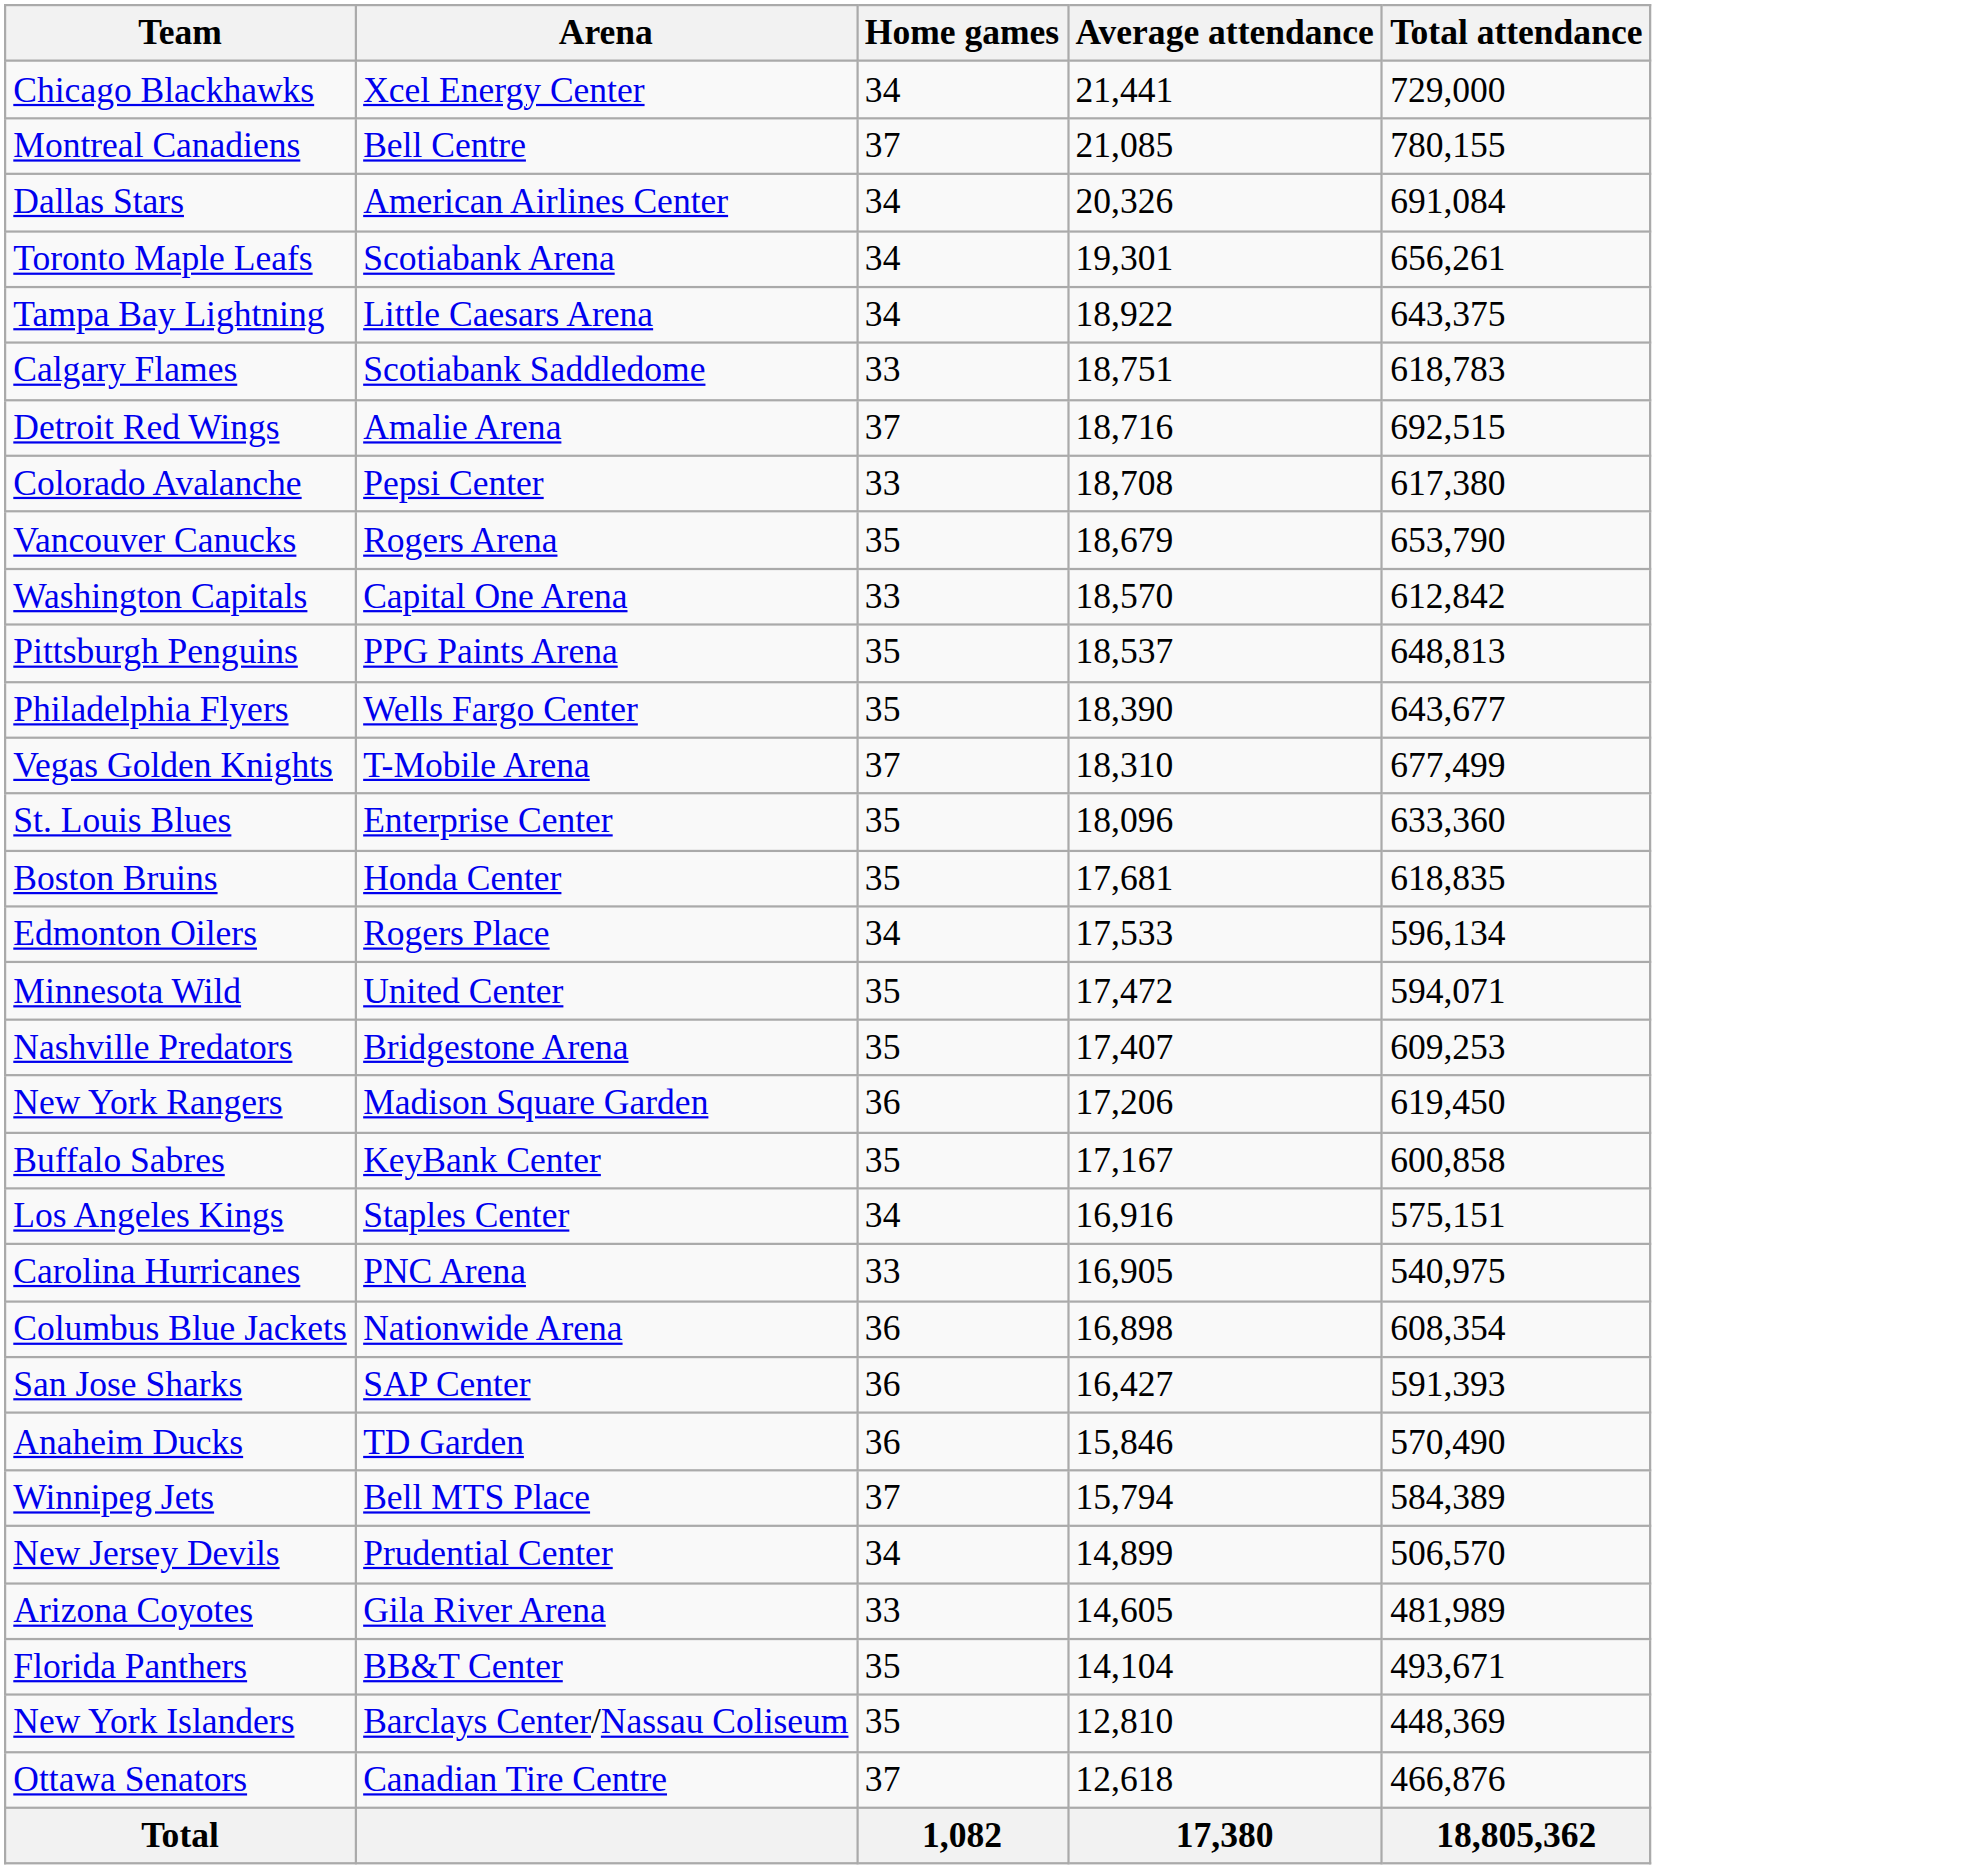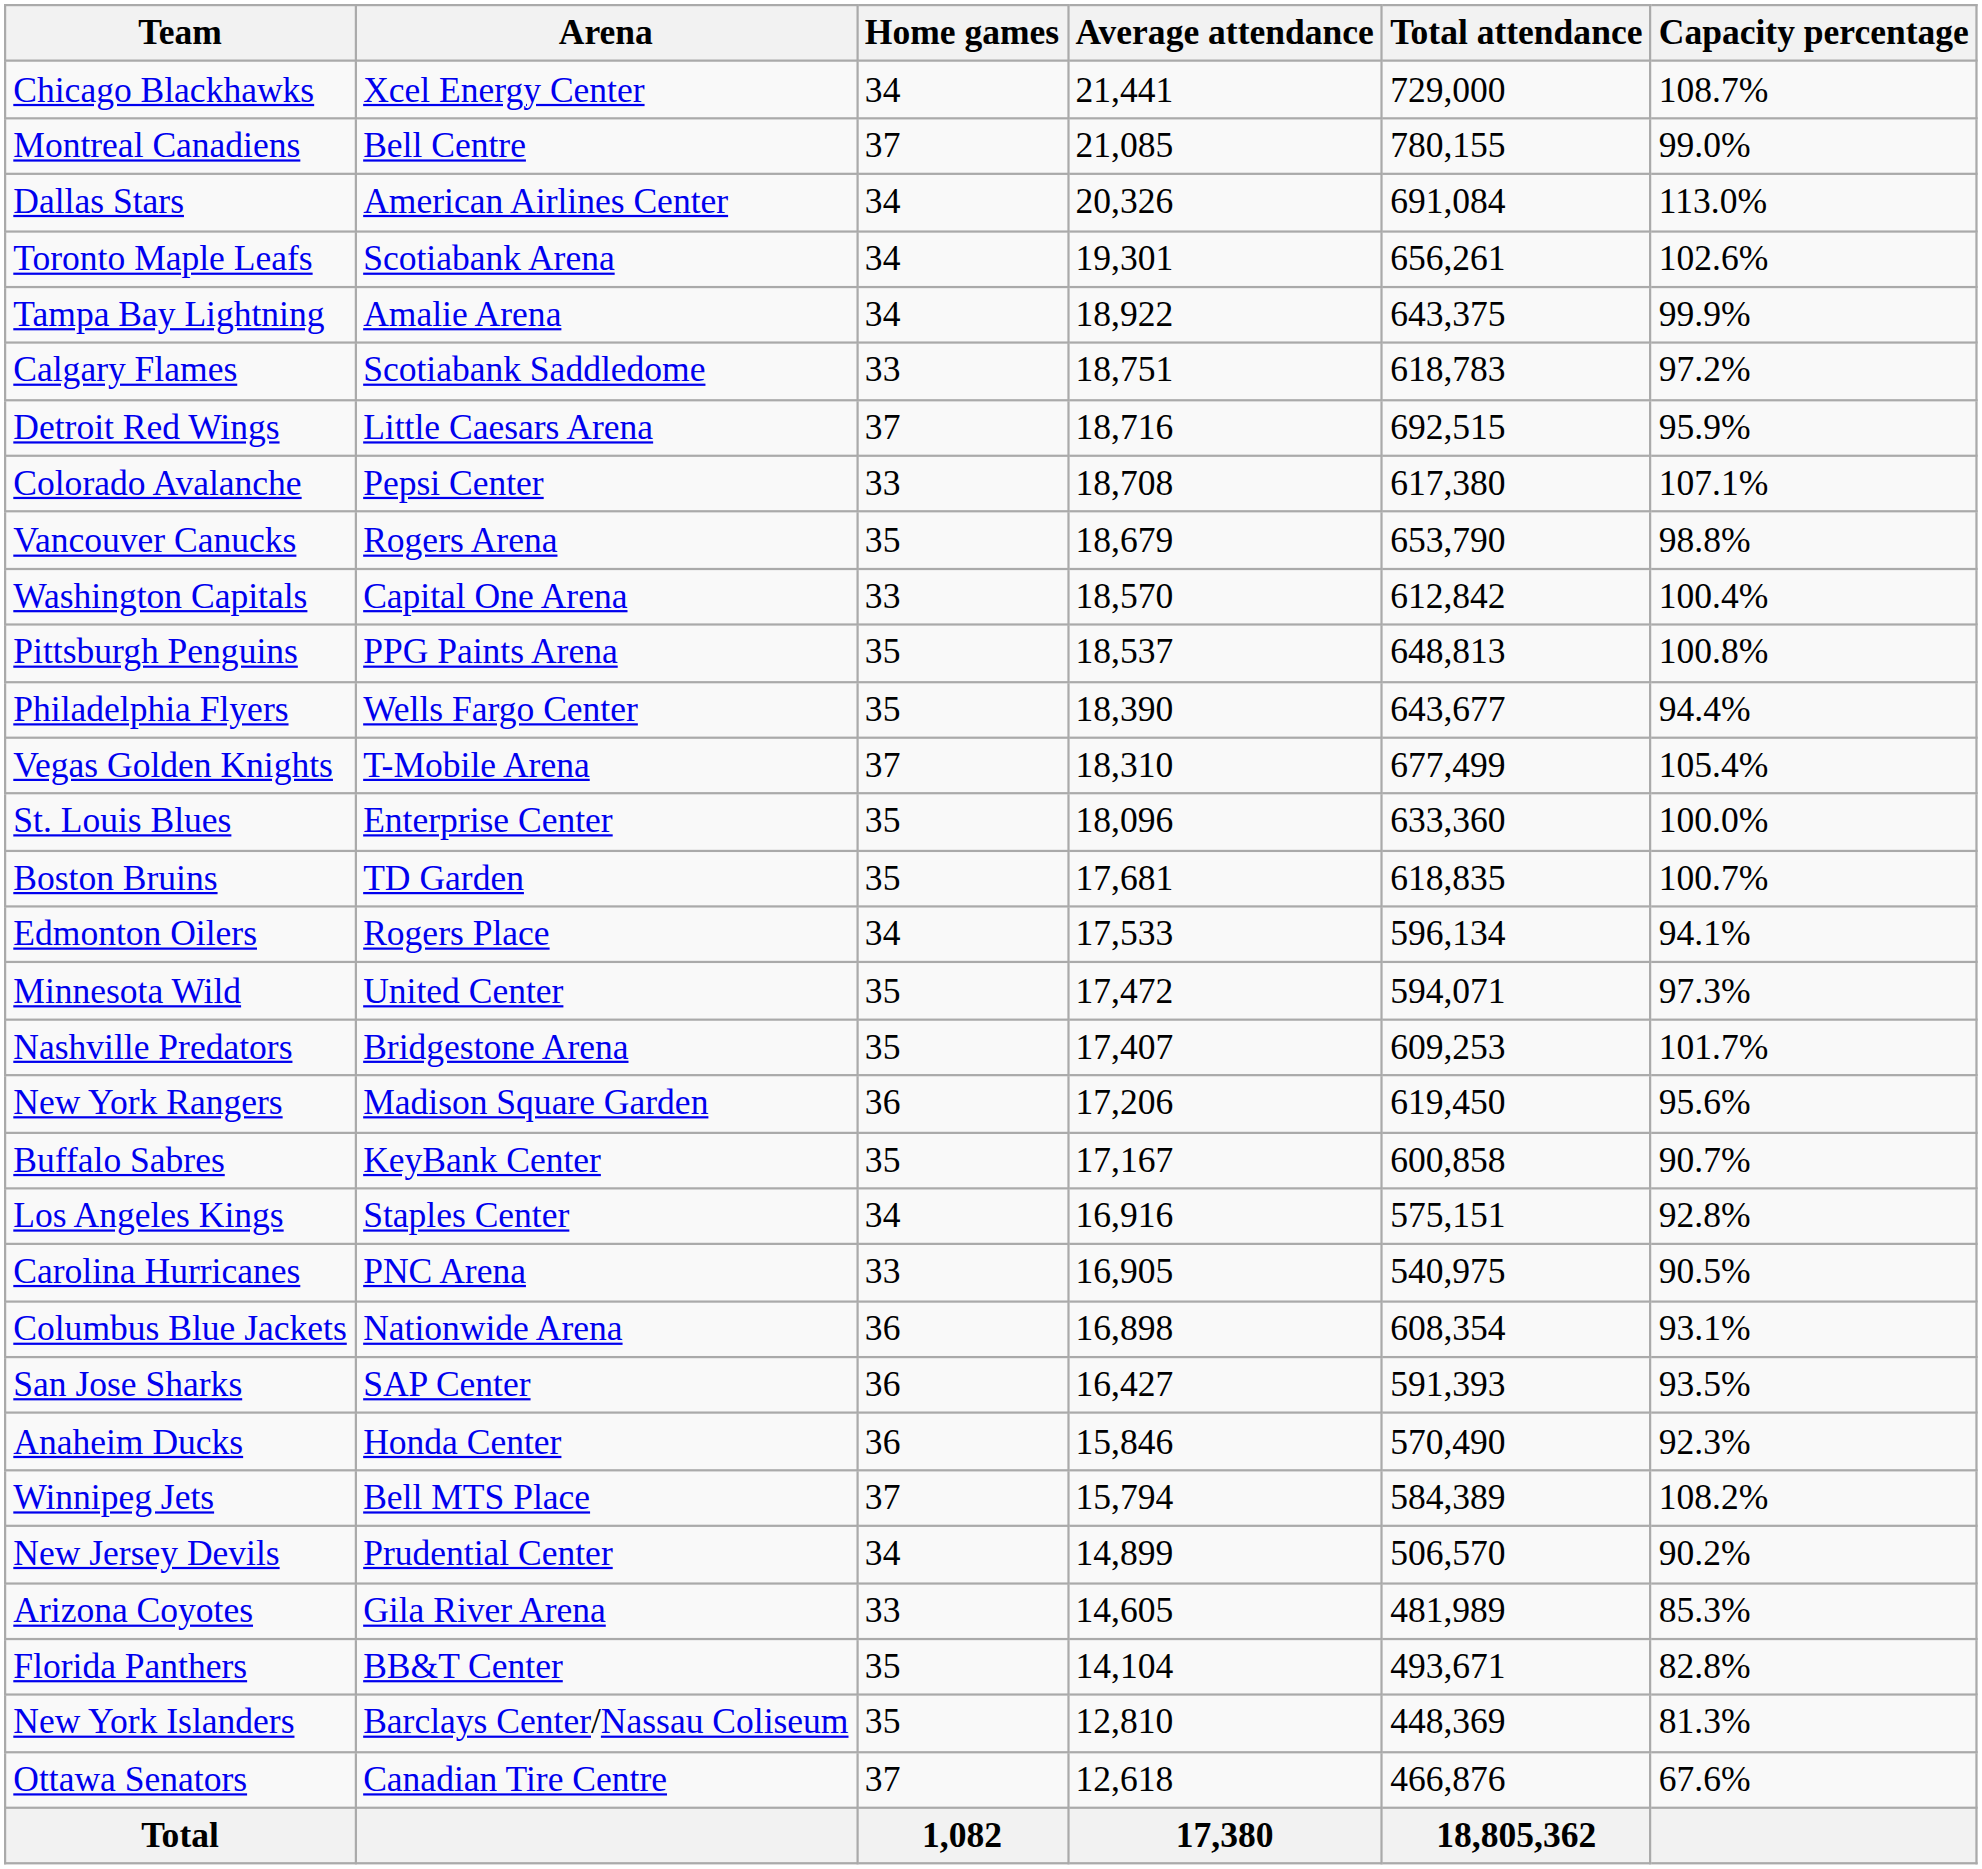+ column: (1814, 32)
(508, 314) Little Caesars Arena -> (462, 314) Amalie Arena
(462, 426) Amalie Arena -> (508, 426) Little Caesars Arena
(462, 877) Honda Center -> (444, 877) TD Garden
(444, 1440) TD Garden -> (462, 1440) Honda Center
